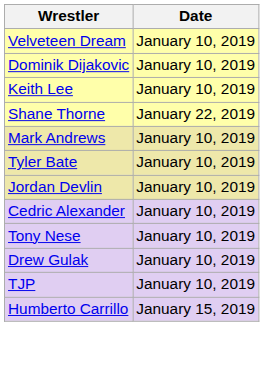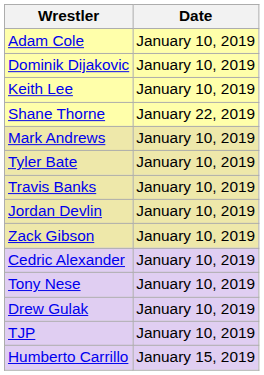+ row: (46, 41)
- row: (67, 41)
+ row: (52, 187)
+ row: (51, 235)
